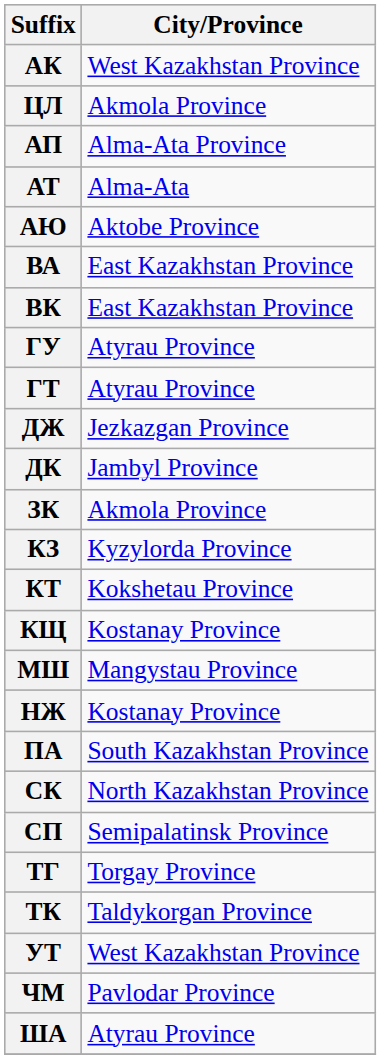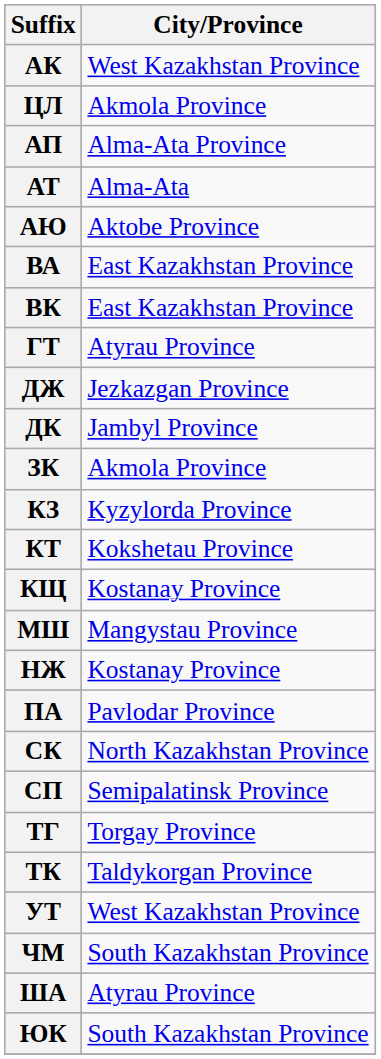- row: (43, 347)
(228, 750) South Kazakhstan Province -> (181, 710) Pavlodar Province
(181, 992) Pavlodar Province -> (228, 952) South Kazakhstan Province
+ row: (43, 1033)
